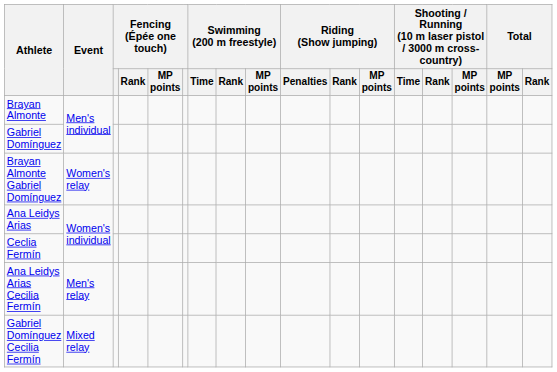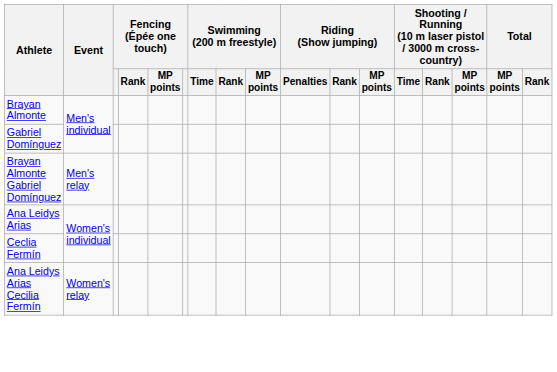(88, 179) Women's relay -> (80, 179) Men's relay
(80, 289) Men's relay -> (88, 289) Women's relay
- row: (34, 342)
